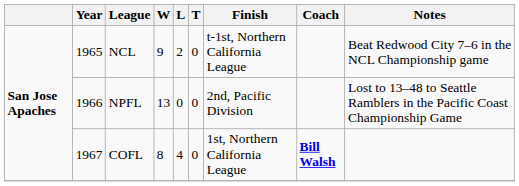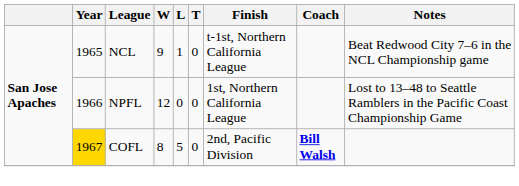(180, 51) 2 -> (180, 51) 1
(163, 103) 13 -> (163, 103) 12
(239, 103) 2nd, Pacific Division -> (242, 103) 1st, Northern California League
(89, 154) no background -> (89, 147) gold background
(180, 154) 4 -> (180, 147) 5
(242, 154) 1st, Northern California League -> (239, 147) 2nd, Pacific Division
